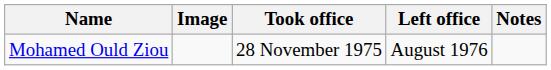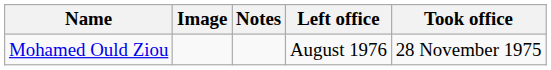columns swapped: (309, 19) <-> (519, 19)
